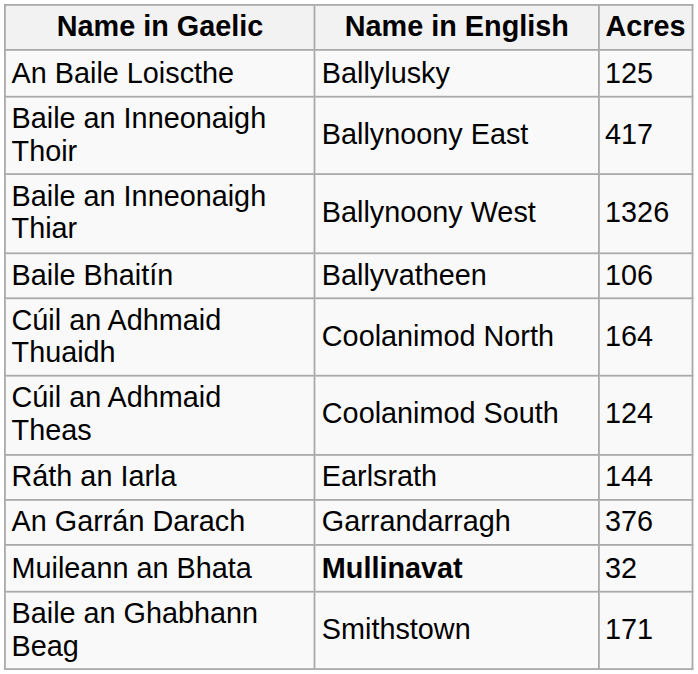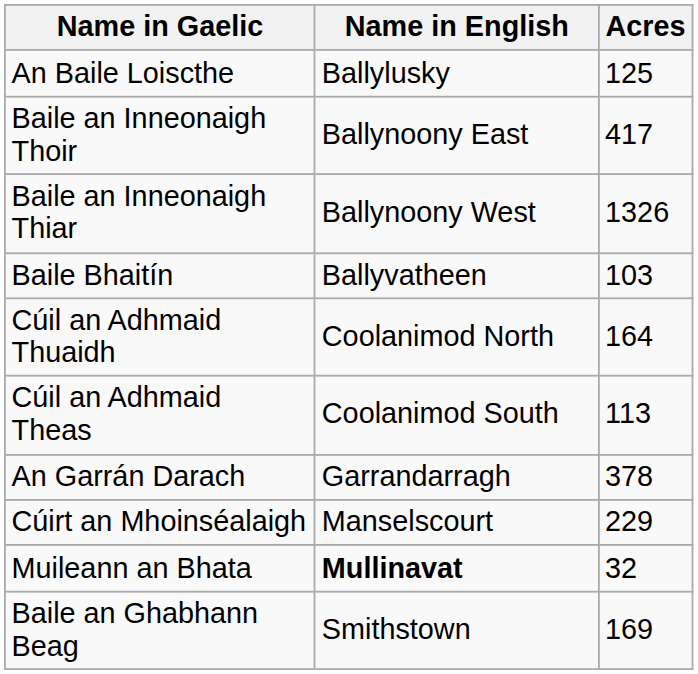(629, 274) 106 -> (629, 274) 103
(629, 414) 124 -> (628, 414) 113
- row: (94, 476)
(629, 522) 376 -> (629, 476) 378
+ row: (159, 522)
(629, 629) 171 -> (629, 629) 169
